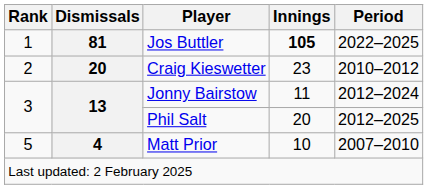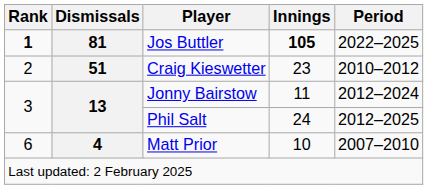(28, 42) normal -> (28, 42) bold
(97, 68) 20 -> (97, 68) 51
(302, 119) 20 -> (302, 119) 24
(28, 145) 5 -> (28, 145) 6
